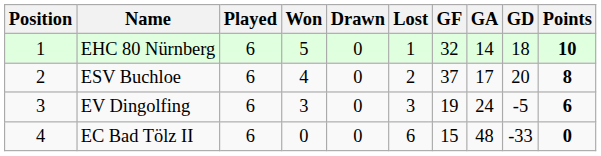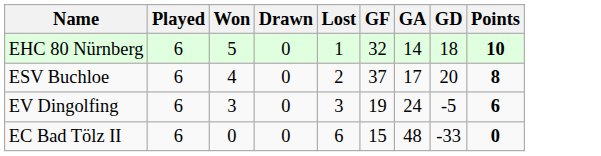- column: (41, 19)
